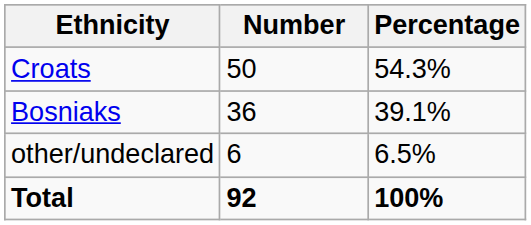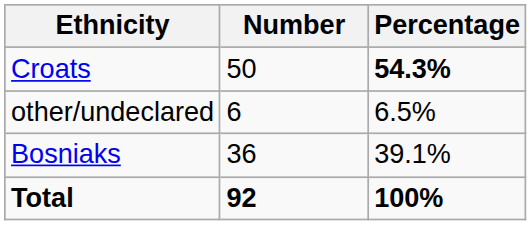(413, 68) normal -> (413, 68) bold
rows swapped: (66, 111) <-> (113, 154)
